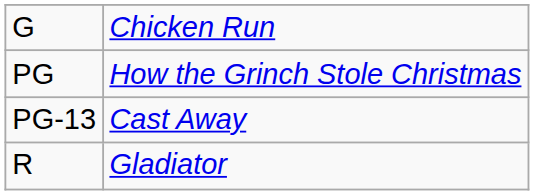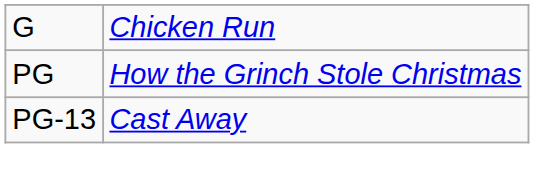- row: (23, 165)
